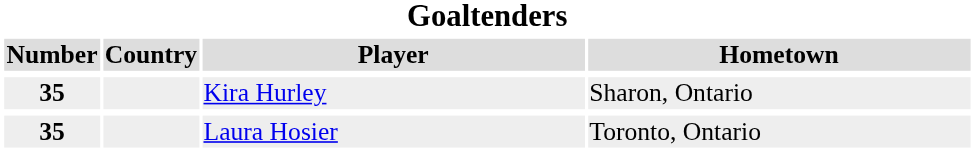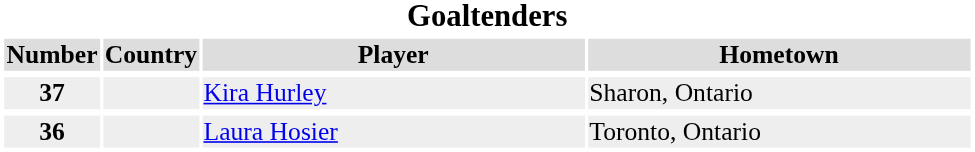(52, 92) 35 -> (52, 92) 37
(52, 131) 35 -> (52, 131) 36
